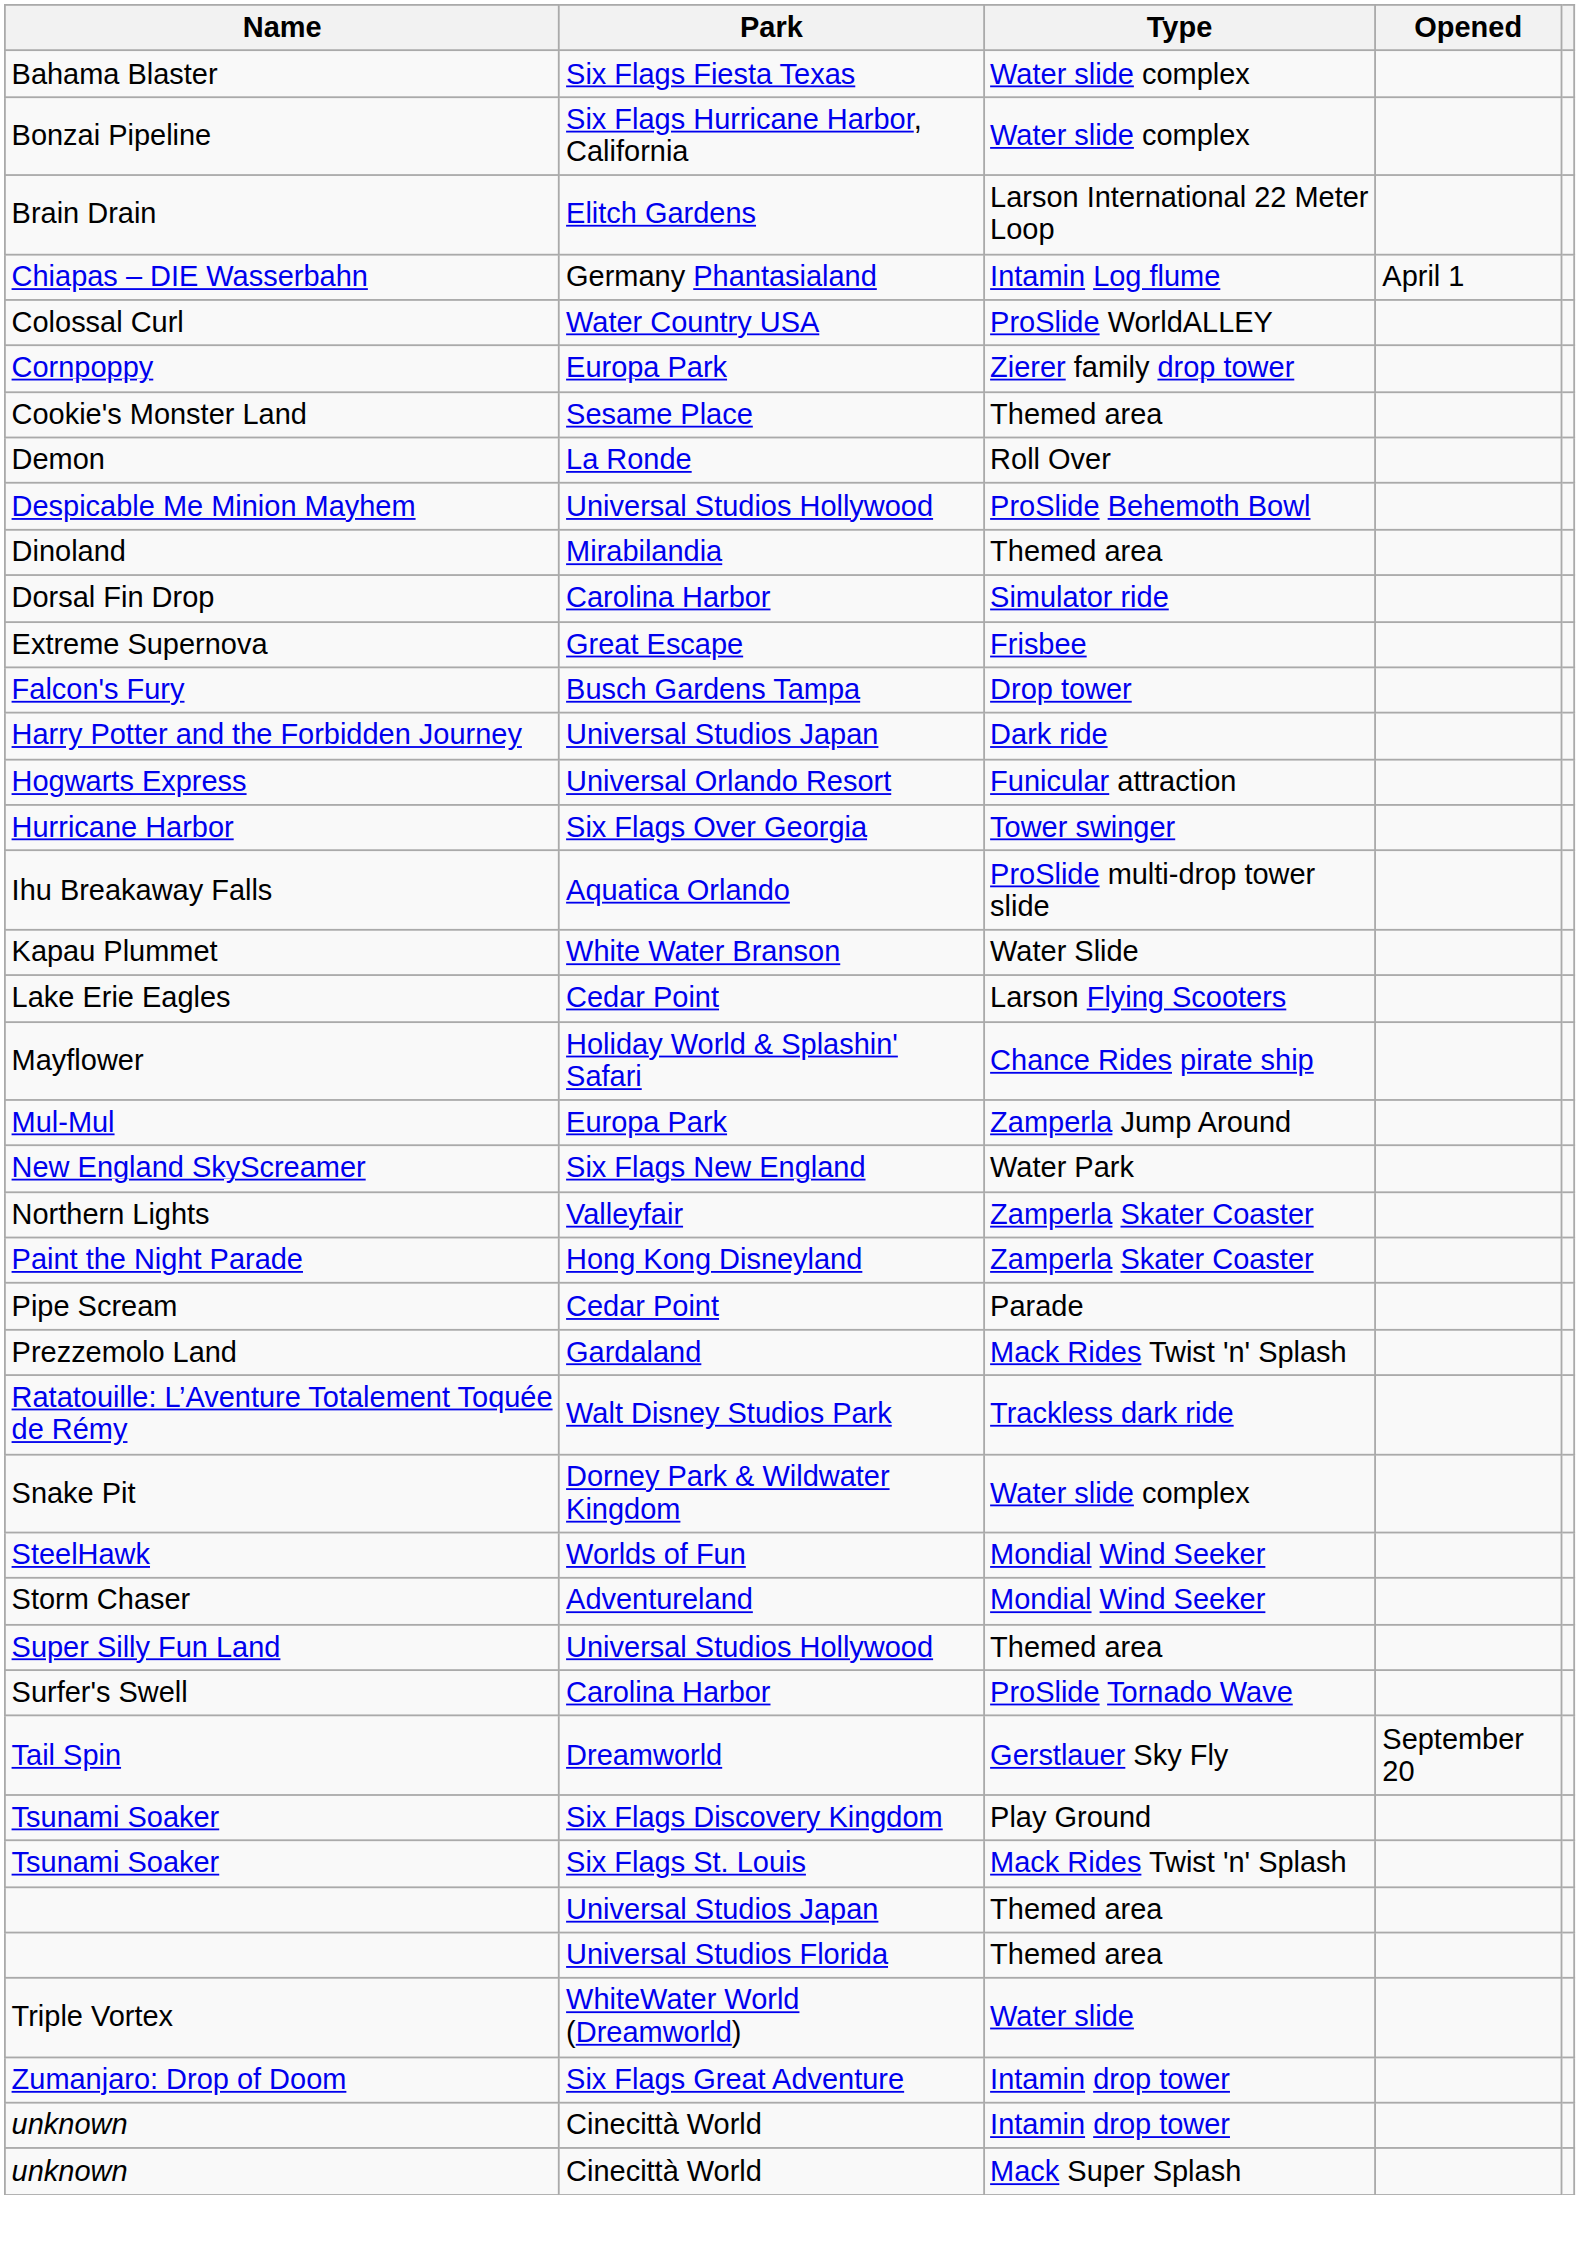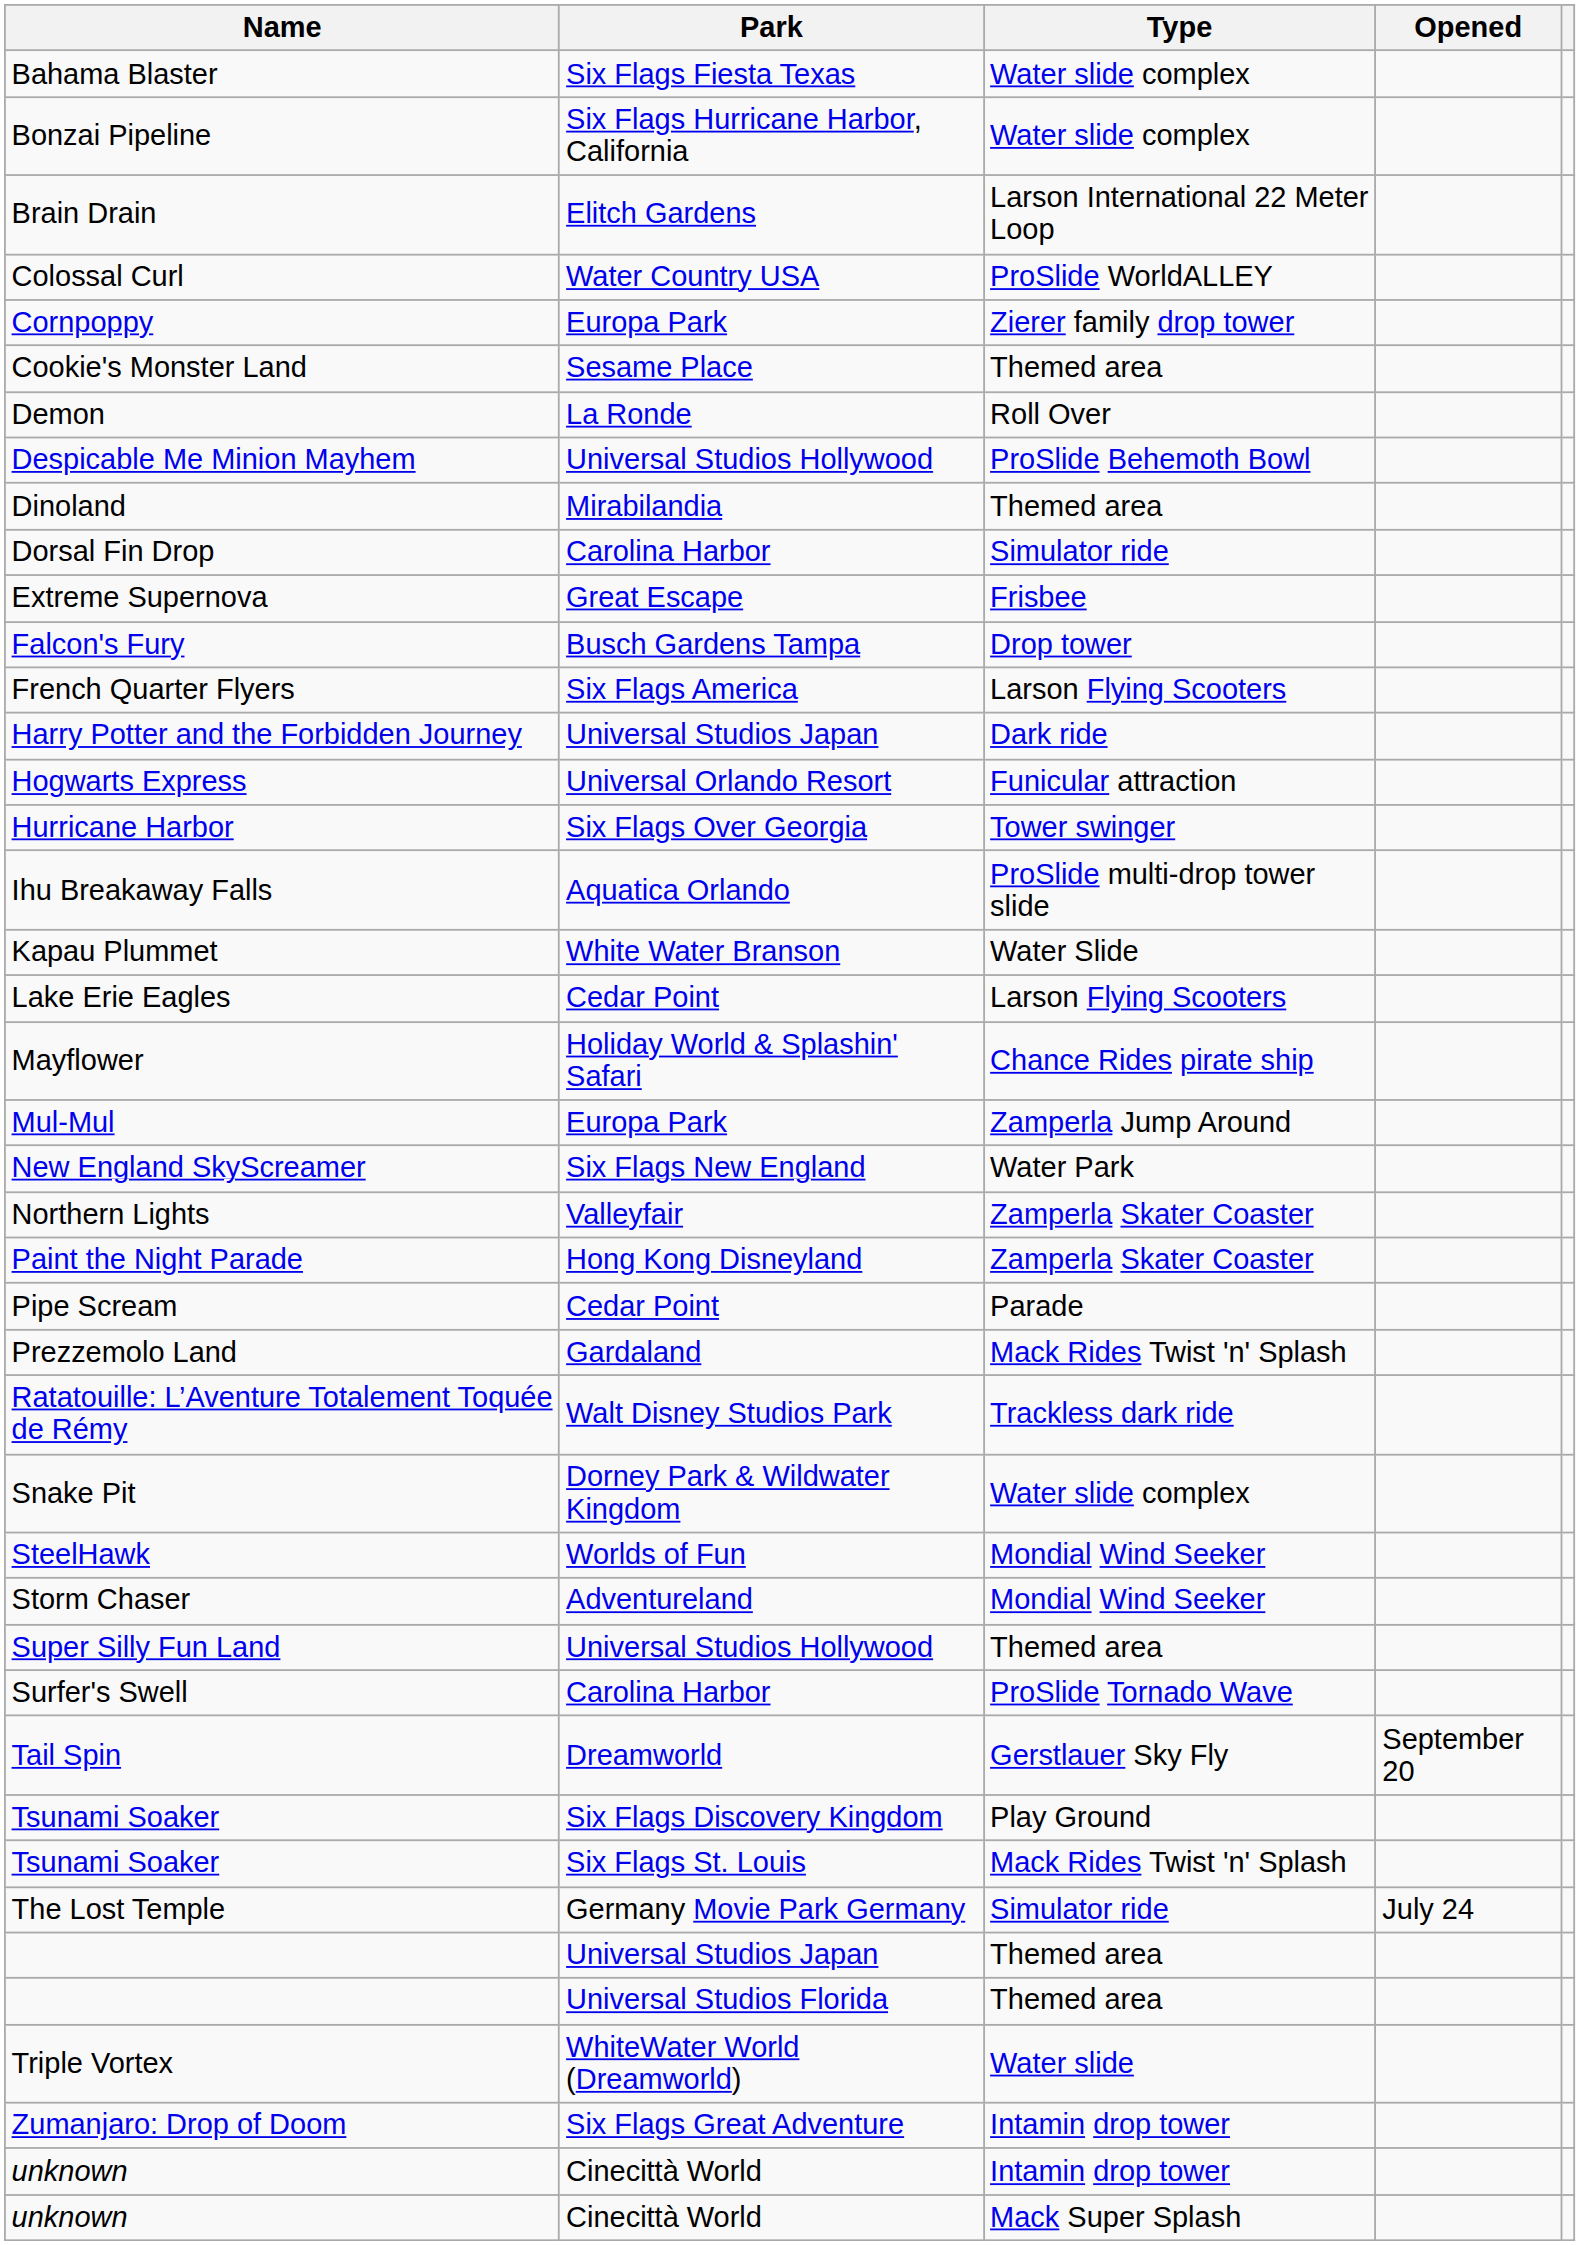- row: (190, 276)
+ row: (153, 689)
+ row: (118, 1908)
